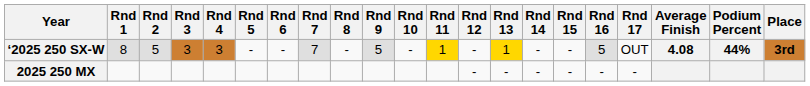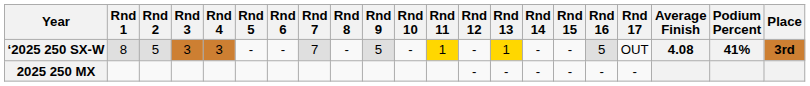(737, 50) 44% -> (737, 50) 41%
